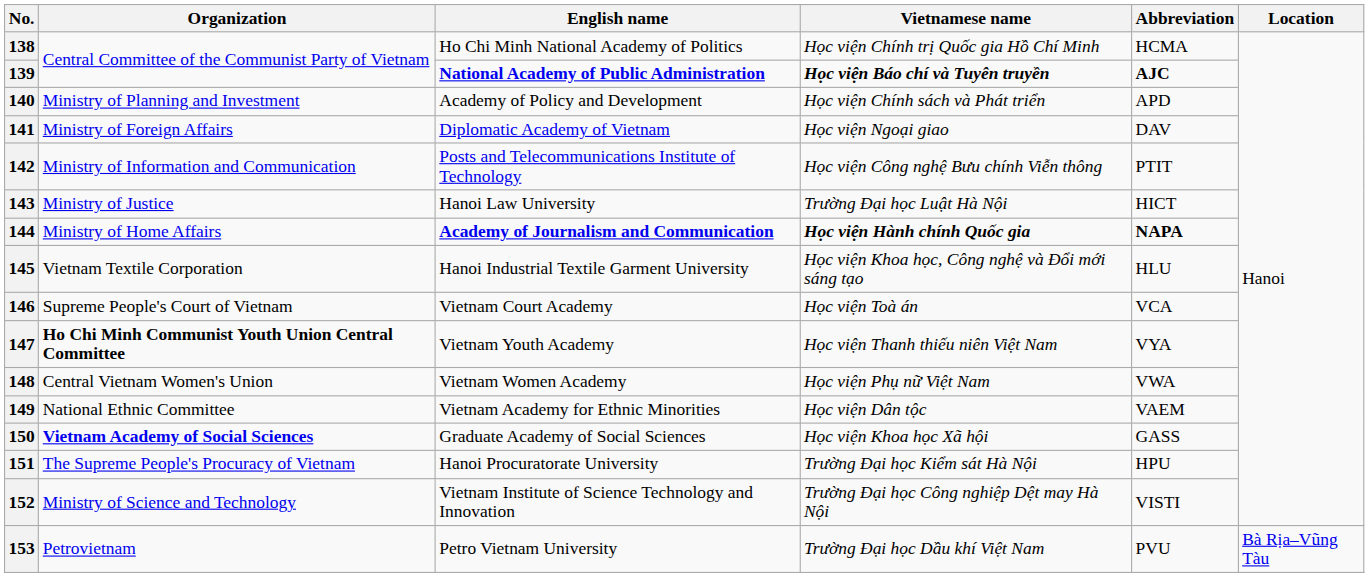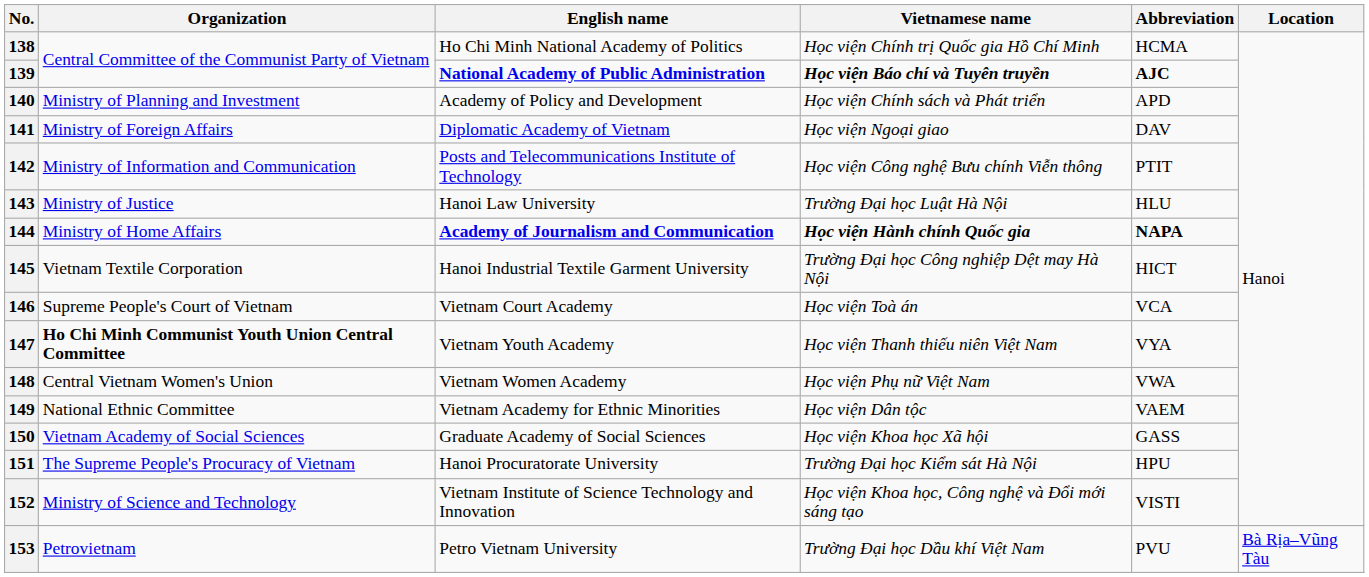(1156, 203) HICT -> (1154, 203) HLU
(955, 269) Học viện Khoa học, Công nghệ và Đổi mới sáng tạo -> (951, 269) Trường Đại học Công nghiệp Dệt may Hà Nội
(1154, 269) HLU -> (1156, 269) HICT
(178, 436) bold -> (173, 436) normal
(951, 501) Trường Đại học Công nghiệp Dệt may Hà Nội -> (955, 501) Học viện Khoa học, Công nghệ và Đổi mới sáng tạo
